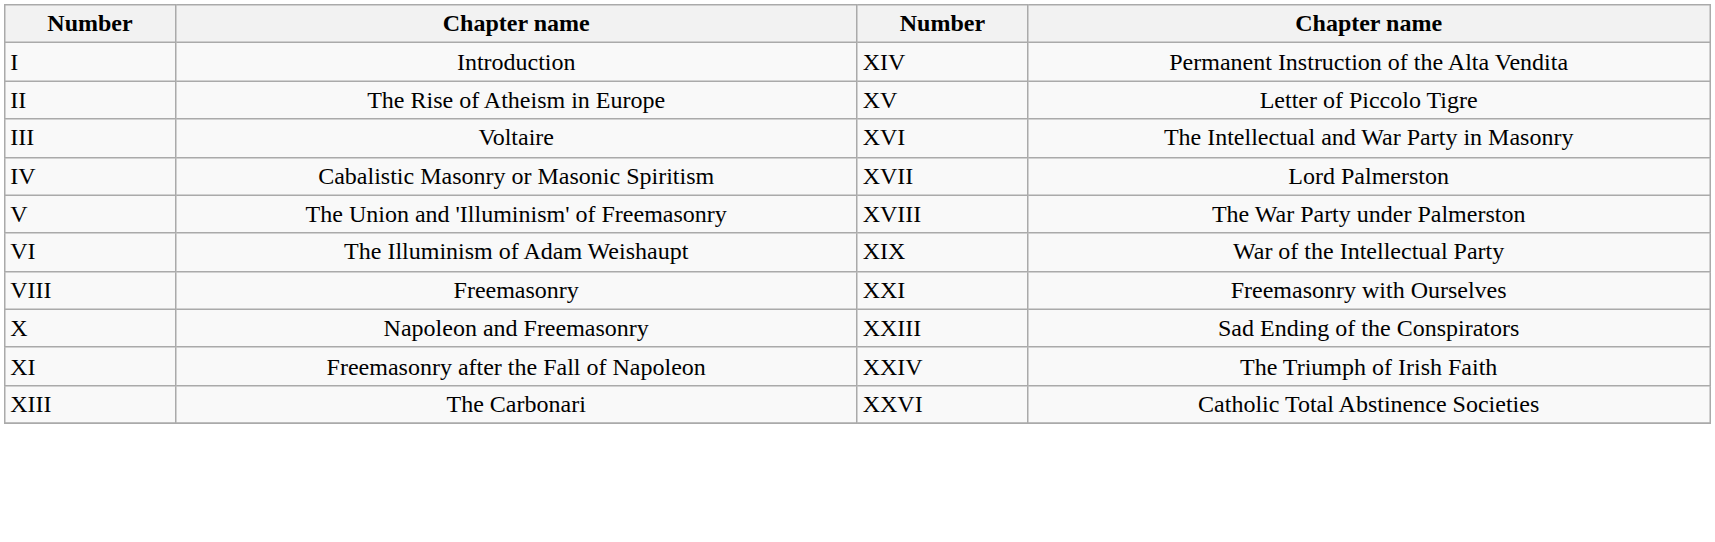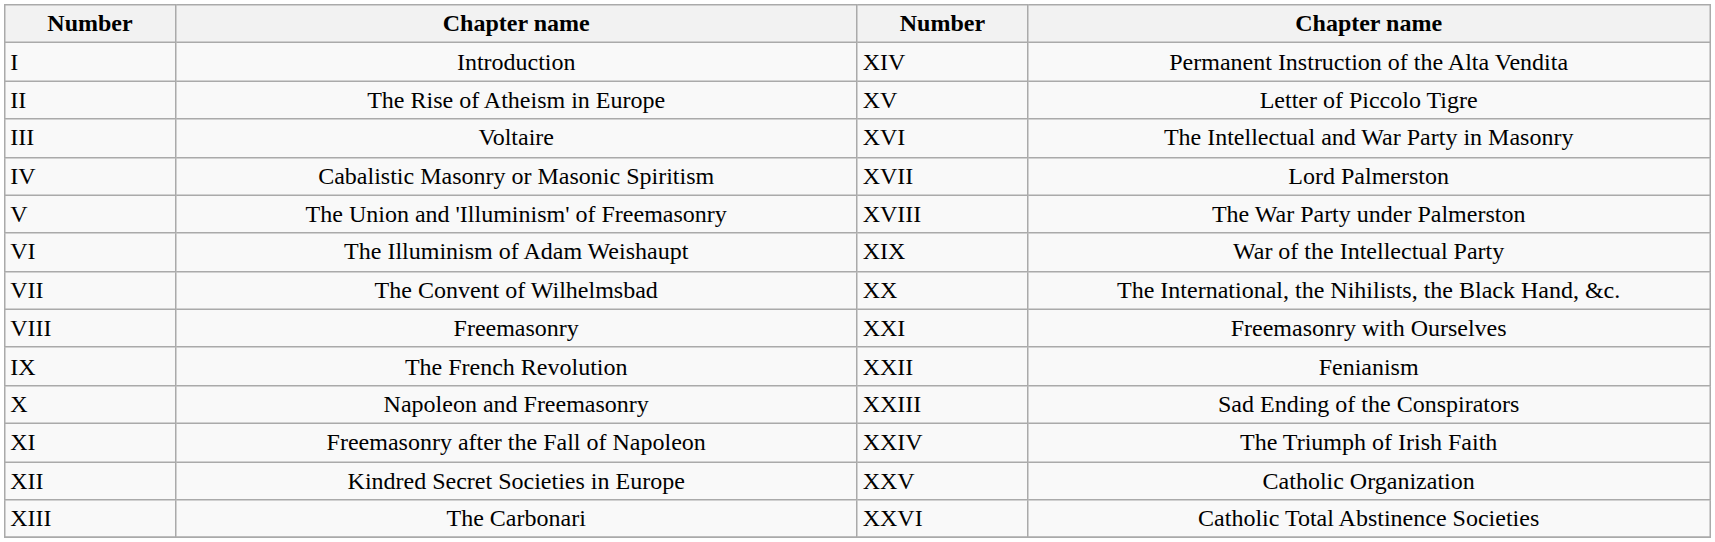+ row: (27, 289)
+ row: (23, 366)
+ row: (27, 480)
